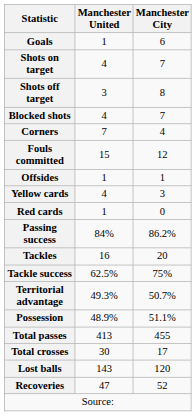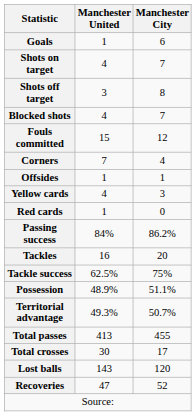rows swapped: (40, 132) <-> (40, 154)
rows swapped: (40, 318) <-> (40, 295)
